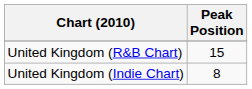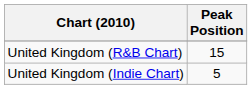(217, 73) 8 -> (217, 73) 5
